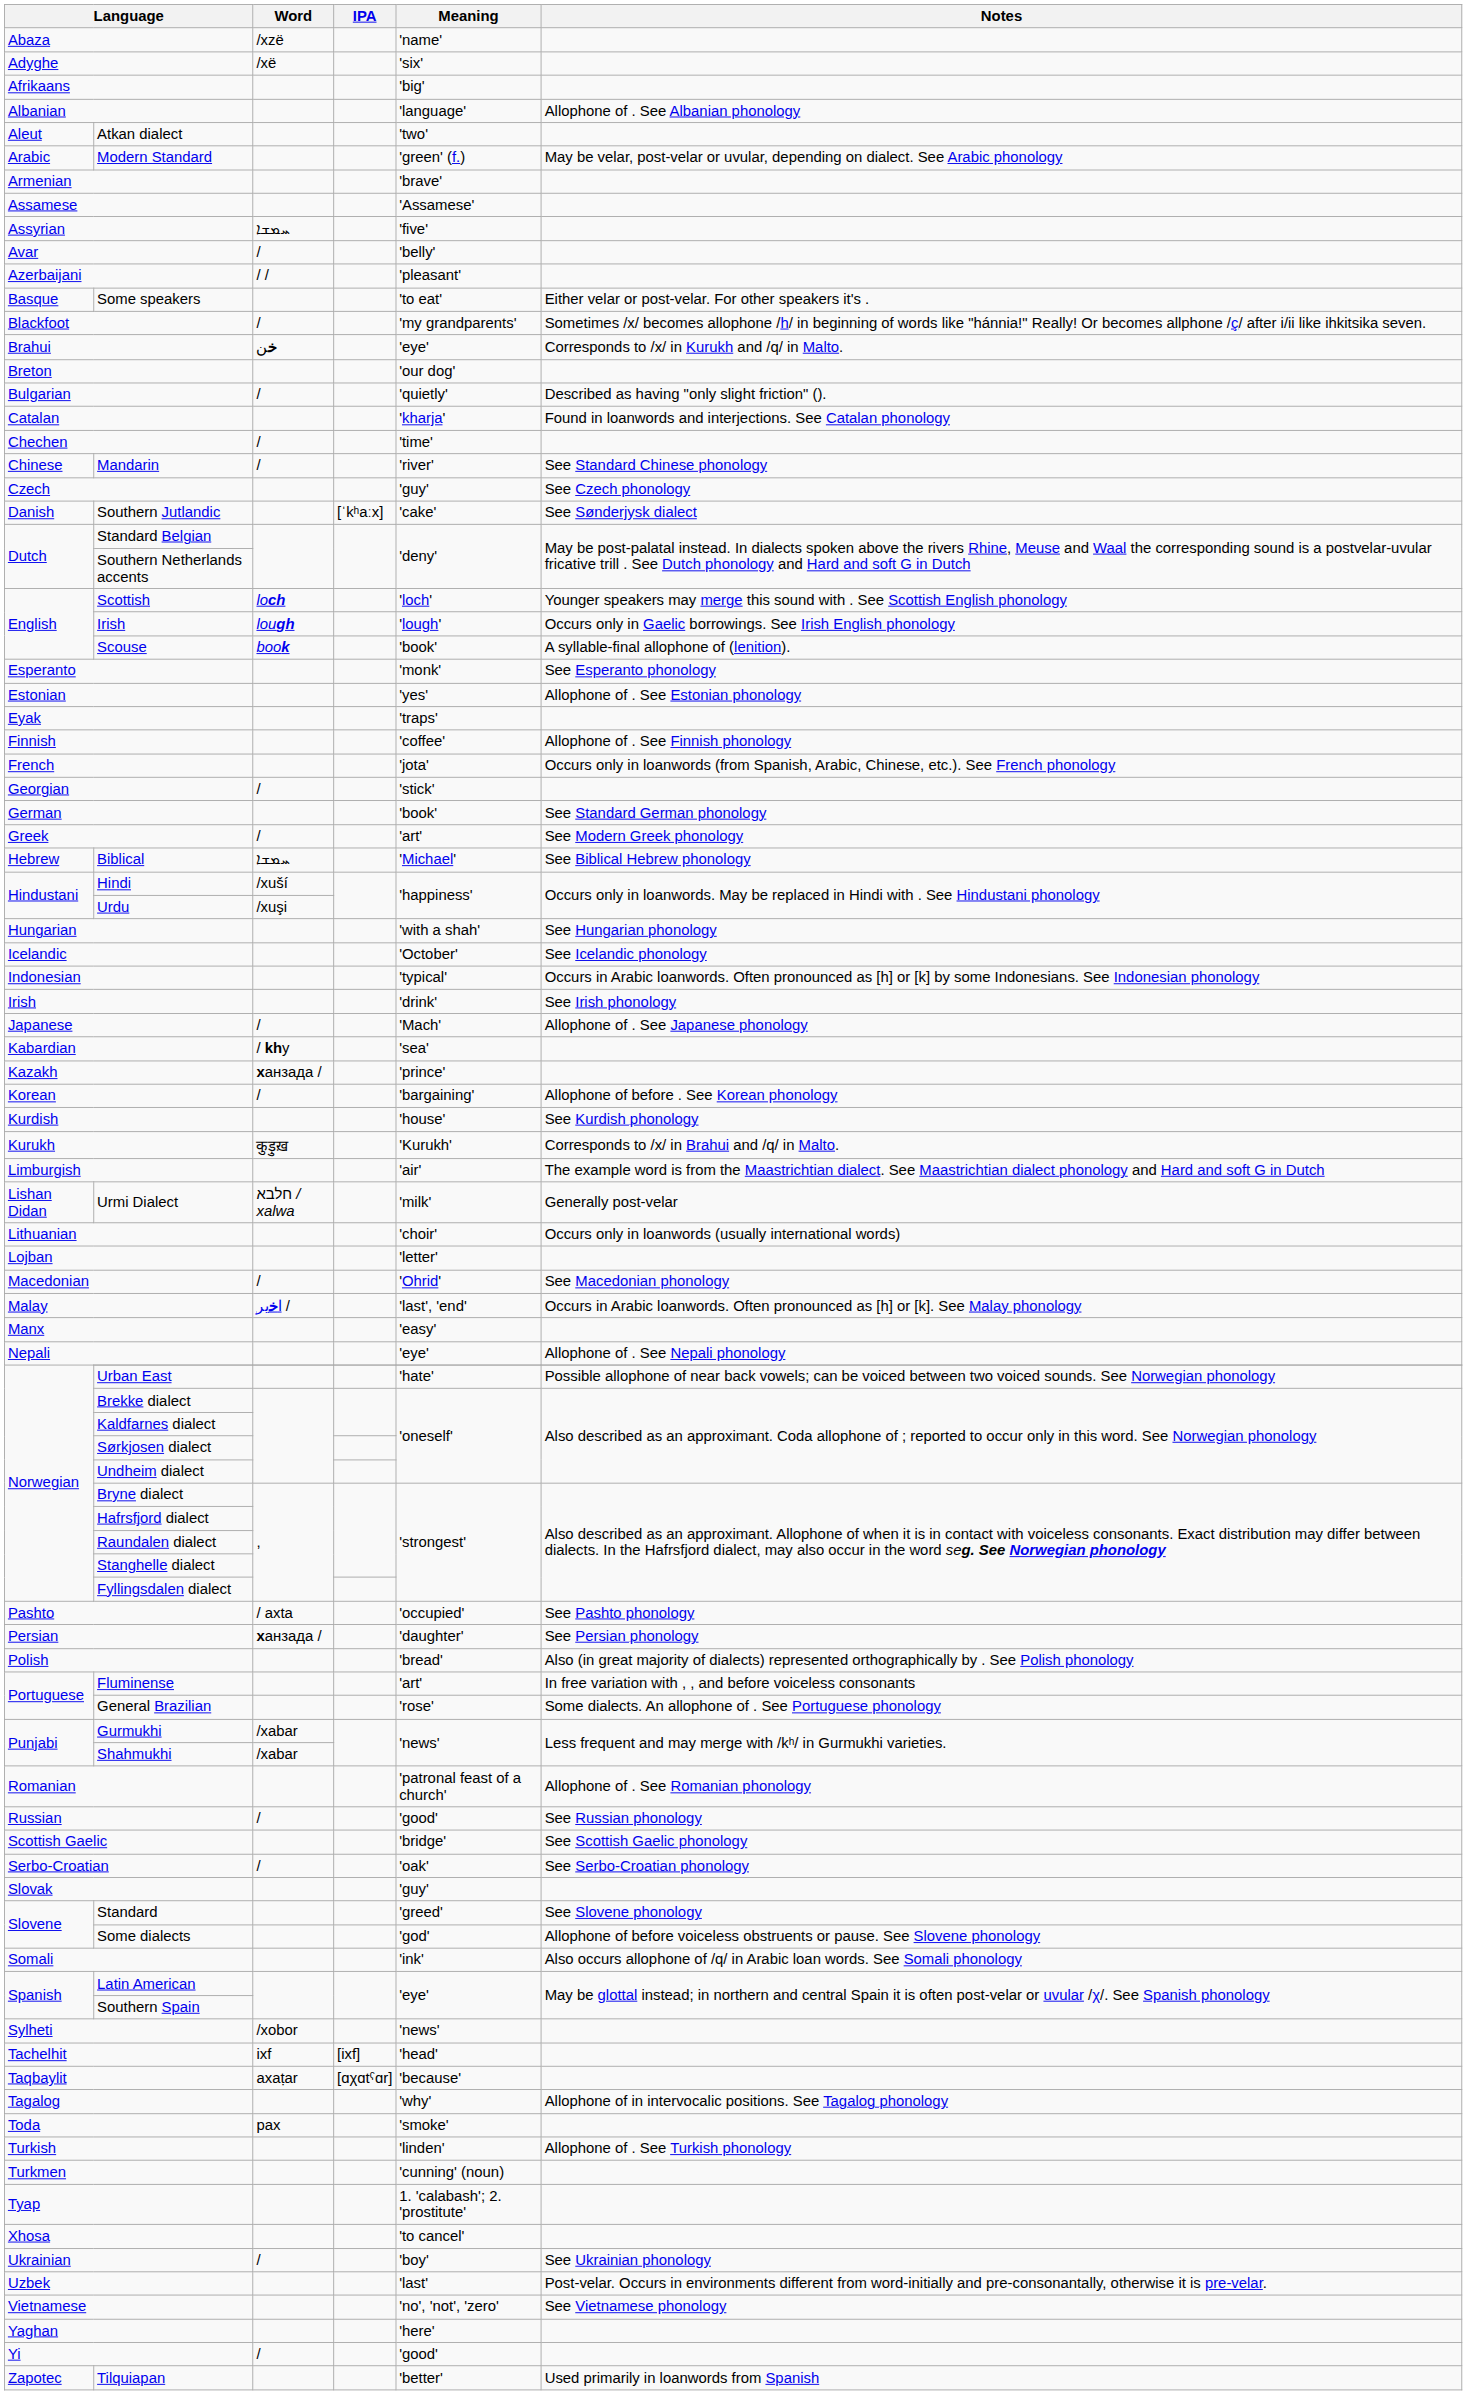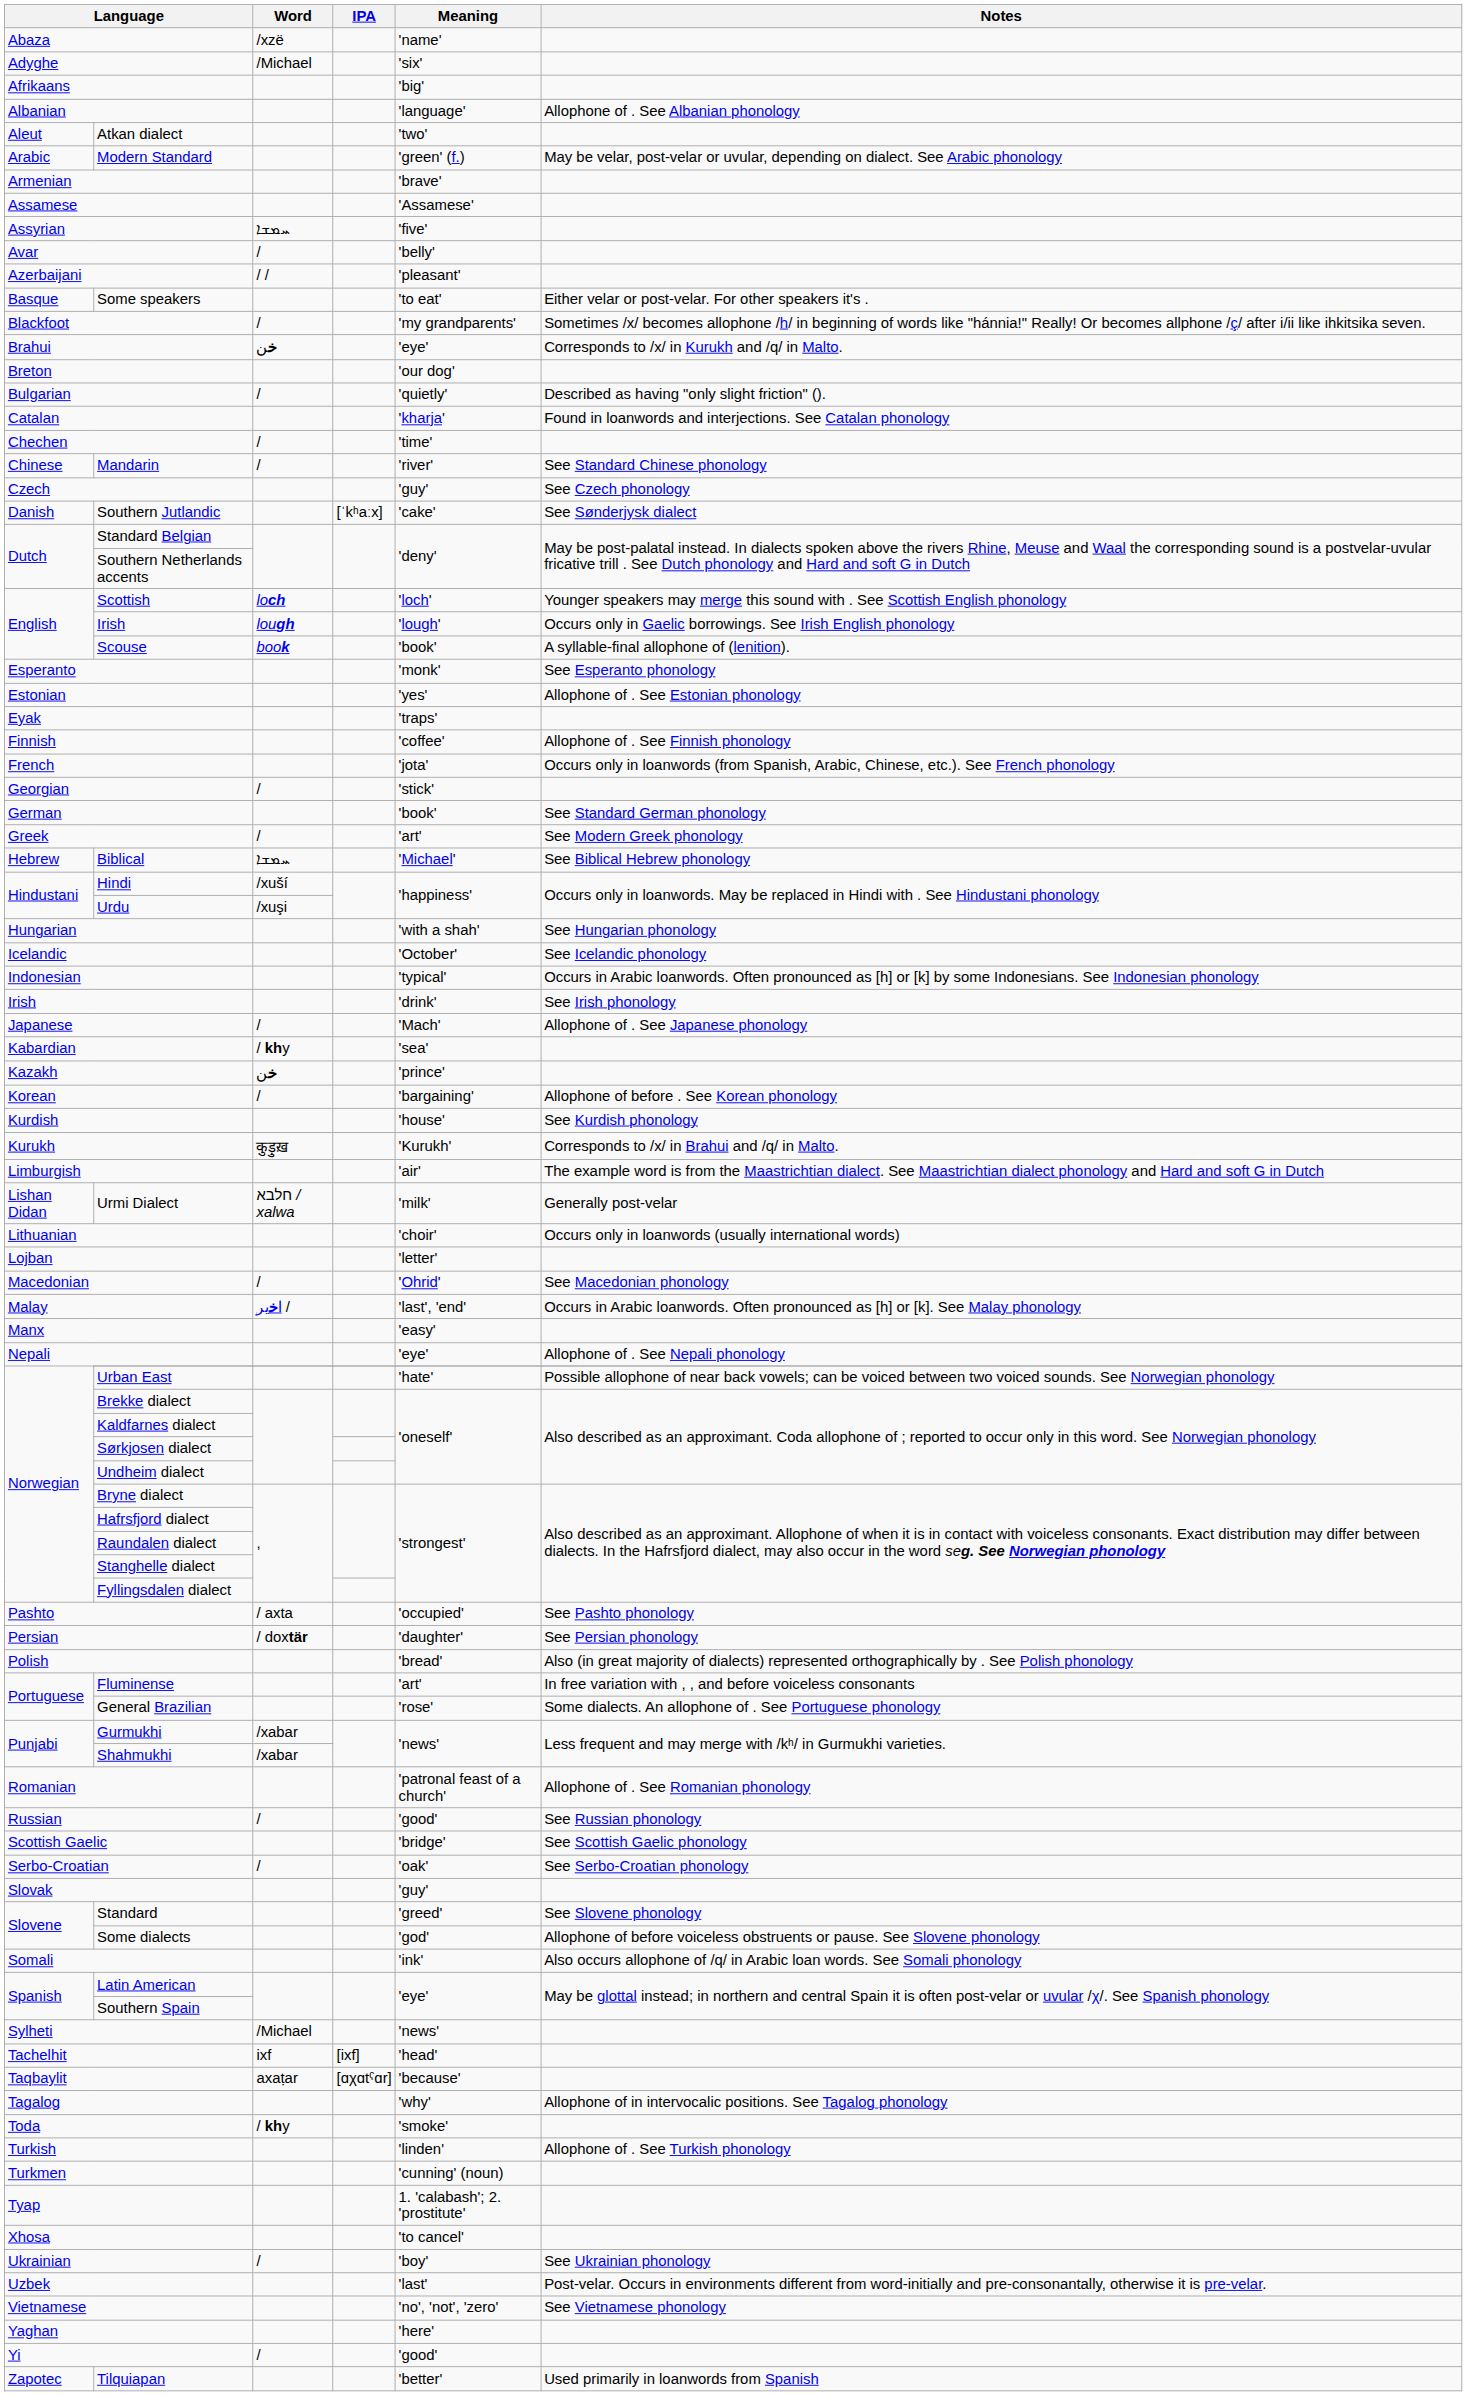(266, 63) /xë -> (284, 63) /Michael
(289, 1072) ханзада / -> (267, 1073) ﺧﻦ
(289, 1636) ханзада / -> (282, 1637) / doxtär
(277, 2030) /xobor -> (284, 2031) /Michael
(268, 2125) pax -> (273, 2126) / khy
